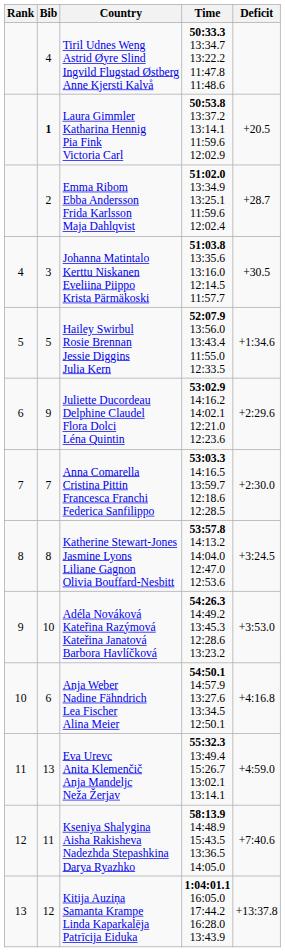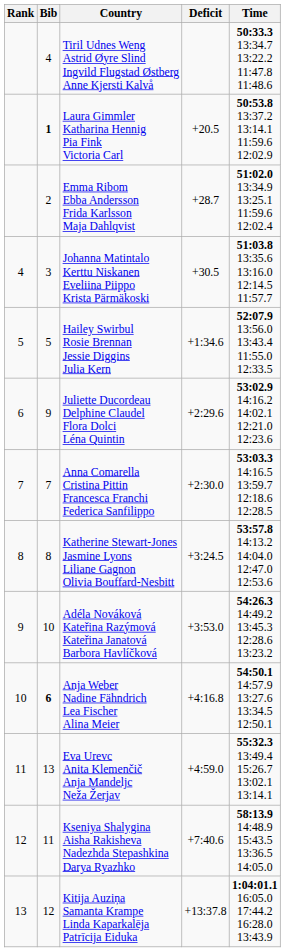columns swapped: (207, 13) <-> (257, 13)
(48, 698) normal -> (48, 698) bold
